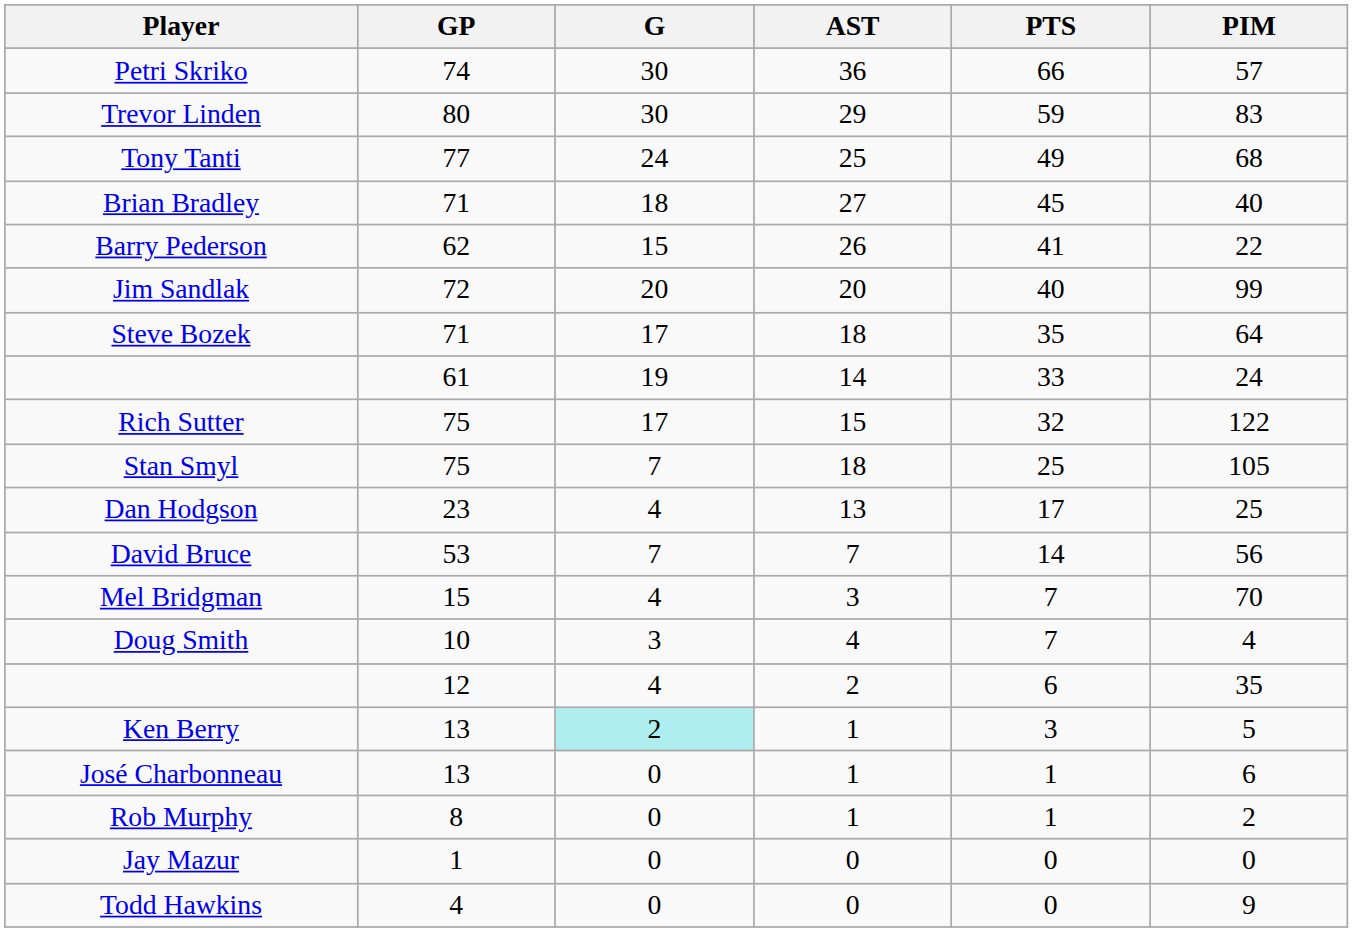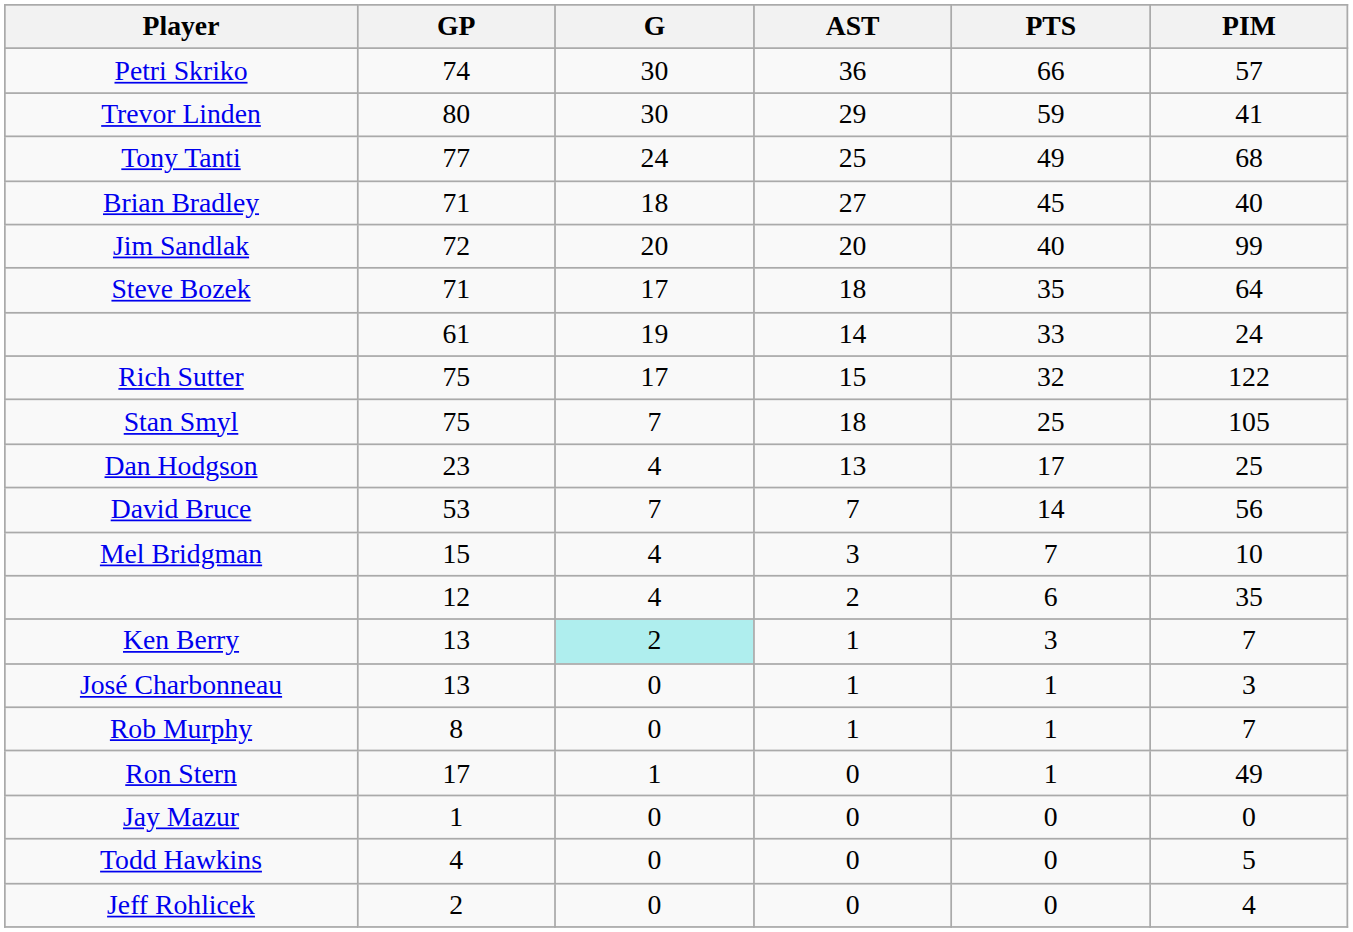(1249, 114) 83 -> (1249, 114) 41
- row: (181, 245)
(1249, 597) 70 -> (1249, 553) 10
- row: (181, 641)
(1249, 728) 5 -> (1249, 641) 7
(1249, 772) 6 -> (1249, 684) 3
(1249, 816) 2 -> (1249, 728) 7
+ row: (181, 772)
(1249, 904) 9 -> (1249, 860) 5
+ row: (181, 904)
